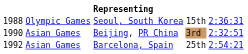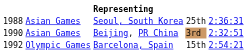(58, 21) Olympic Games -> (53, 21) Asian Games
(196, 21) 15th -> (196, 21) 25th
(53, 45) Asian Games -> (58, 45) Olympic Games
(196, 45) 25th -> (196, 45) 15th
